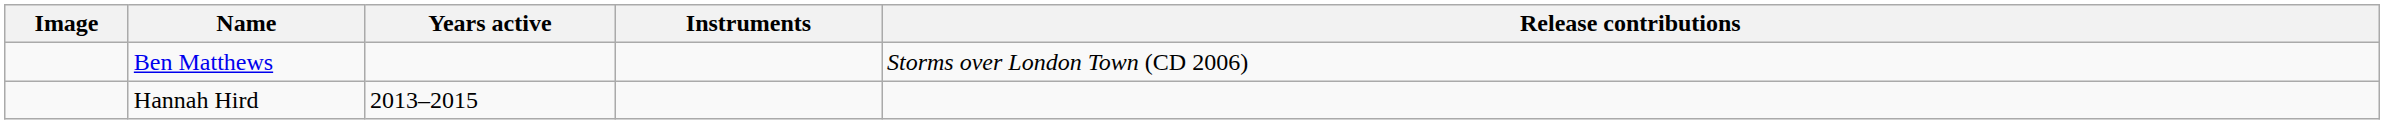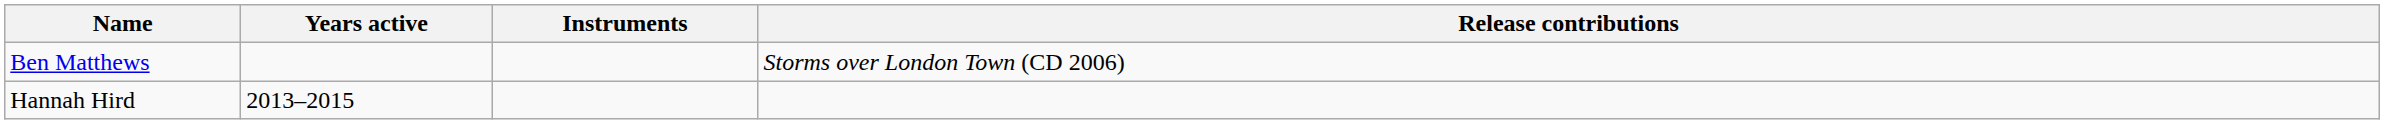- column: (67, 23)
